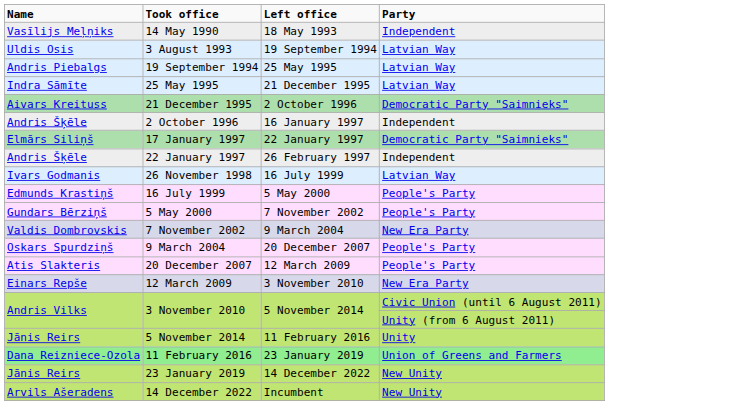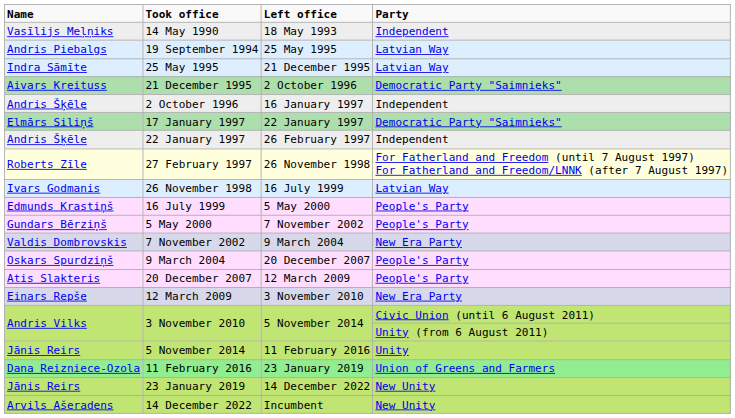- row: (189, 49)
+ row: (199, 164)
